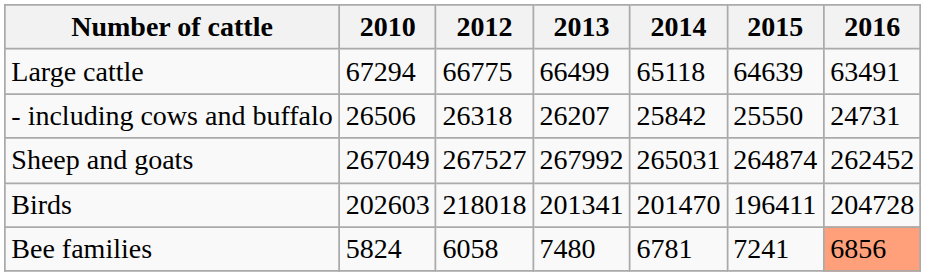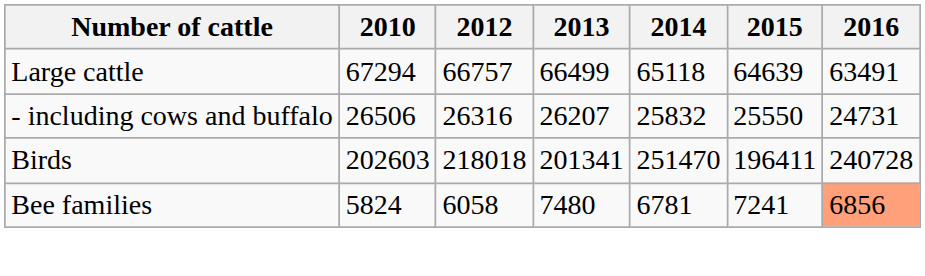(478, 71) 66775 -> (478, 71) 66757
(478, 115) 26318 -> (478, 115) 26316
(671, 115) 25842 -> (671, 115) 25832
- row: (102, 159)
(678, 204) 201470 -> (678, 159) 251470
(872, 204) 204728 -> (871, 159) 240728
